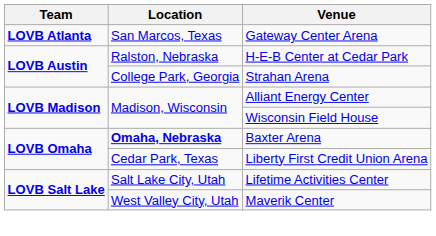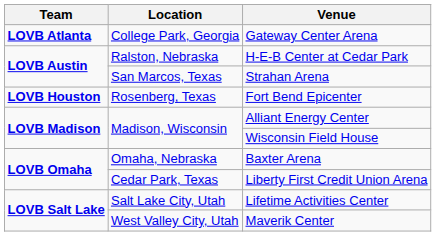(166, 35) San Marcos, Texas -> (175, 35) College Park, Georgia
(175, 76) College Park, Georgia -> (166, 76) San Marcos, Texas
+ row: (304, 97)
(166, 138) bold -> (164, 158) normal
